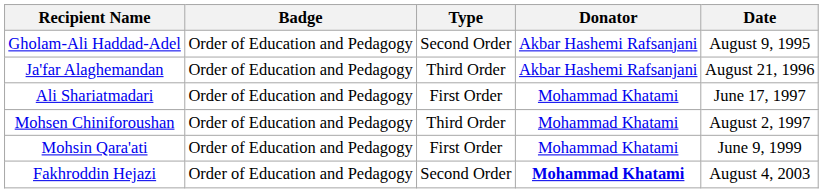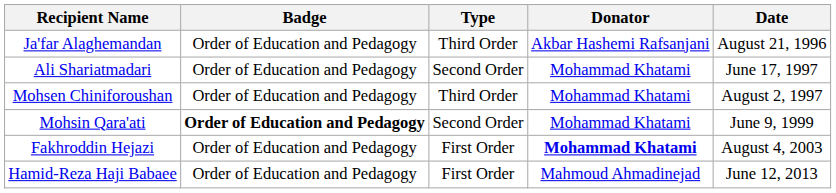- row: (95, 43)
(466, 95) First Order -> (478, 69) Second Order
(301, 148) normal -> (305, 122) bold
(466, 148) First Order -> (478, 122) Second Order
(466, 174) Second Order -> (478, 148) First Order
+ row: (93, 174)
